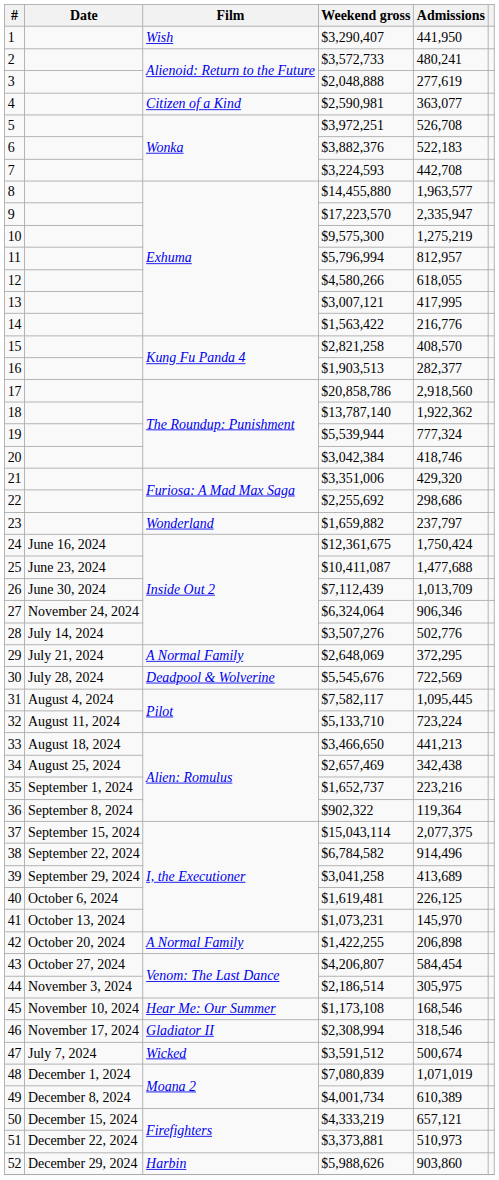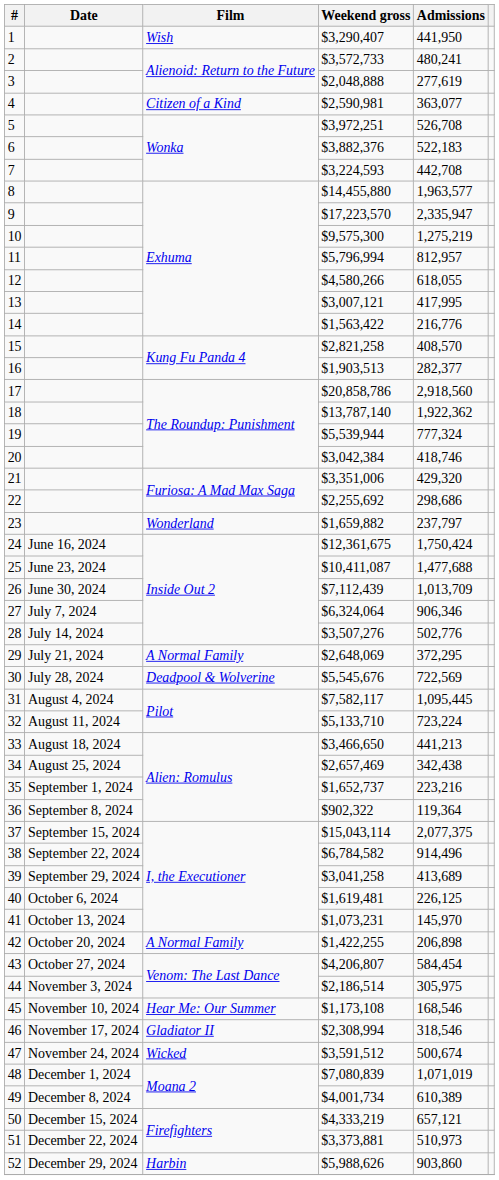(83, 611) November 24, 2024 -> (62, 611) July 7, 2024
(62, 1053) July 7, 2024 -> (83, 1053) November 24, 2024
